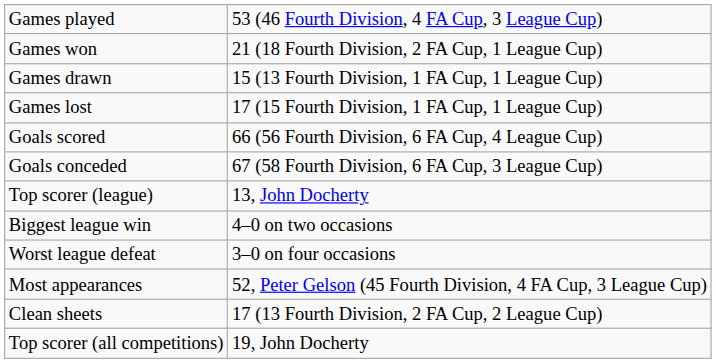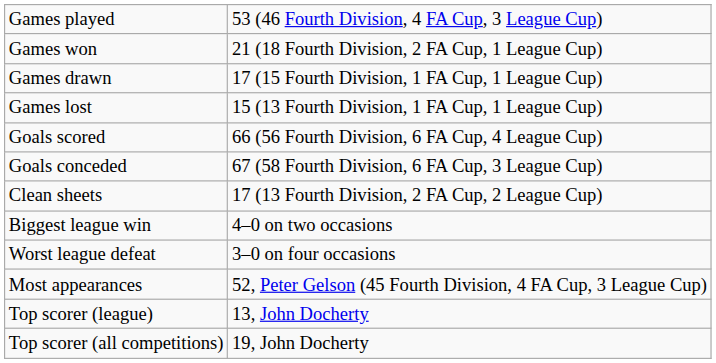(417, 78) 15 (13 Fourth Division, 1 FA Cup, 1 League Cup) -> (417, 78) 17 (15 Fourth Division, 1 FA Cup, 1 League Cup)
(417, 107) 17 (15 Fourth Division, 1 FA Cup, 1 League Cup) -> (417, 107) 15 (13 Fourth Division, 1 FA Cup, 1 League Cup)
rows swapped: (56, 313) <-> (81, 195)
